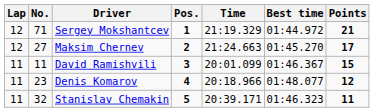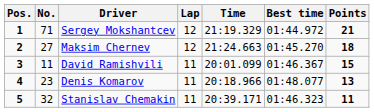columns swapped: (187, 13) <-> (16, 13)
(348, 47) 17 -> (348, 47) 18
(348, 82) 12 -> (348, 82) 13
